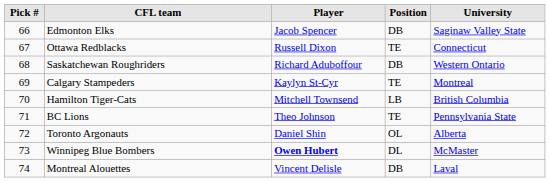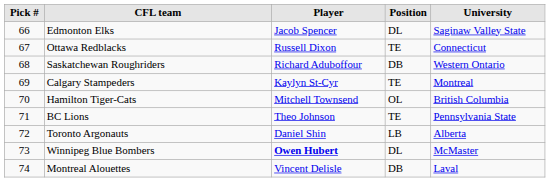(395, 30) DB -> (395, 30) DL
(395, 99) LB -> (395, 99) OL
(395, 133) OL -> (395, 133) LB
